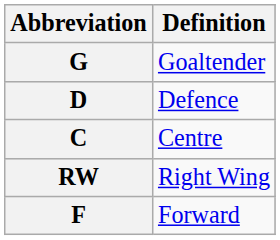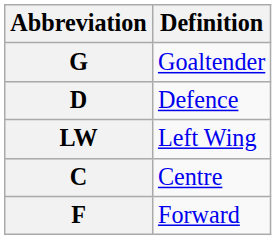+ row: (79, 138)
- row: (79, 176)
